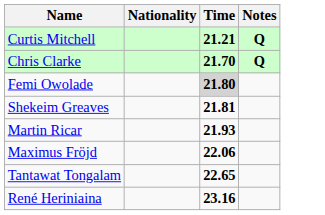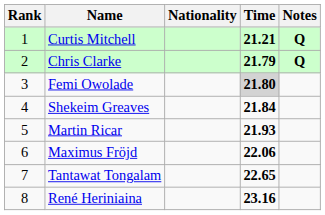+ column: (25, 15)
(219, 61) 21.70 -> (260, 61) 21.79
(219, 107) 21.81 -> (260, 107) 21.84
